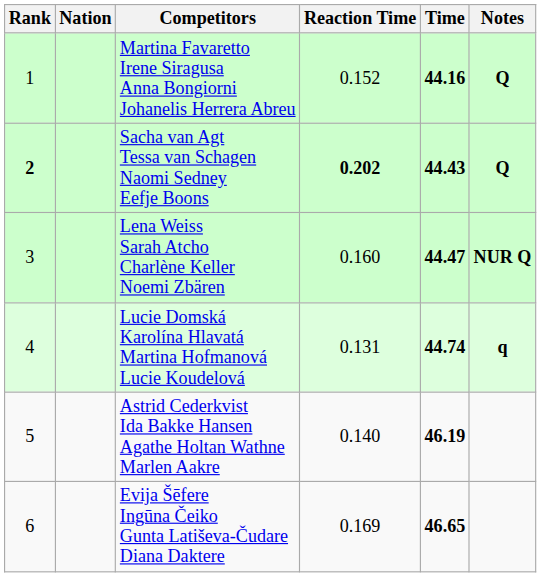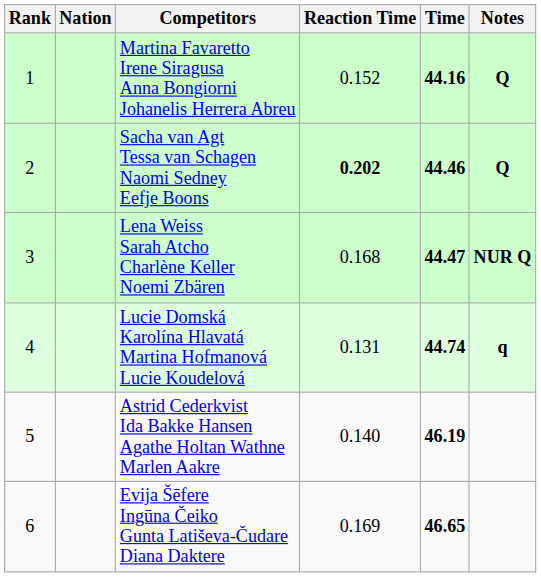(30, 167) bold -> (30, 167) normal
(445, 167) 44.43 -> (445, 167) 44.46
(360, 257) 0.160 -> (360, 257) 0.168
